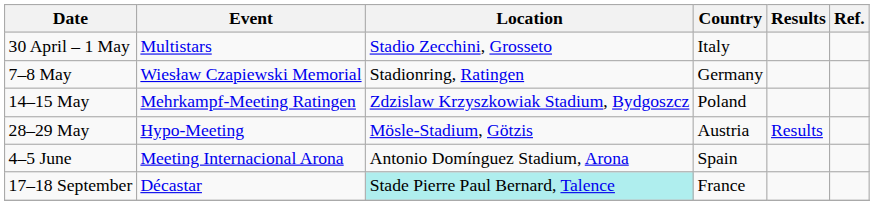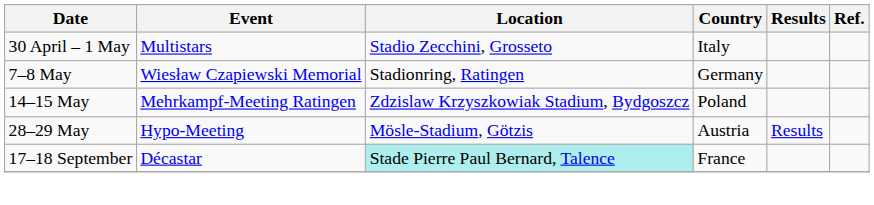- row: (40, 158)
